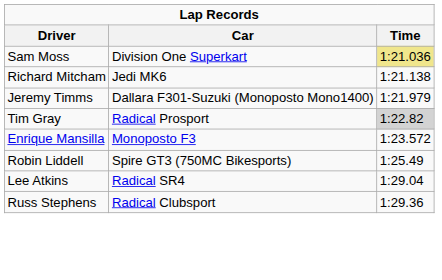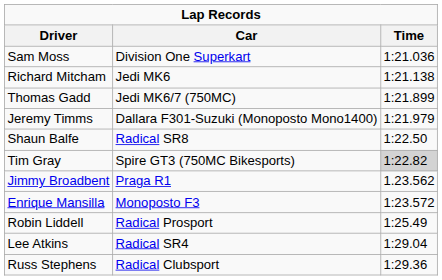(405, 56) khaki background -> (409, 56) no background
+ row: (49, 98)
+ row: (43, 139)
(160, 118) Radical Prosport -> (205, 160) Spire GT3 (750MC Bikesports)
+ row: (58, 181)
(202, 160) Spire GT3 (750MC Bikesports) -> (164, 222) Radical Prosport
